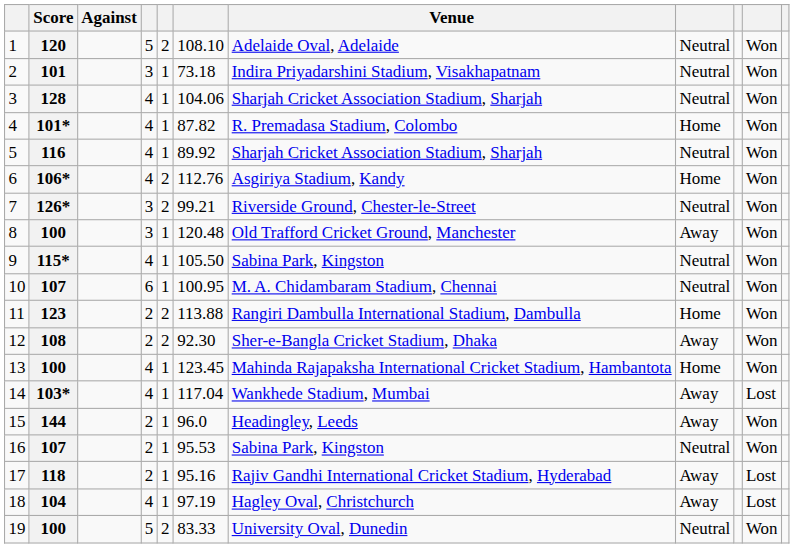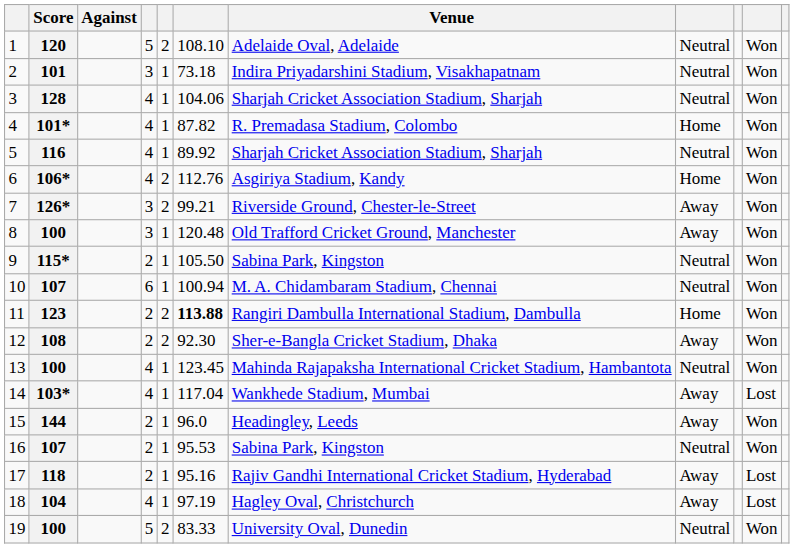(705, 206) Neutral -> (699, 206) Away
(149, 260) 4 -> (149, 260) 2
(201, 286) 100.95 -> (201, 286) 100.94
(200, 313) normal -> (200, 313) bold
(700, 367) Home -> (705, 367) Neutral
